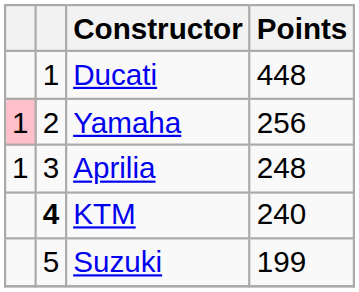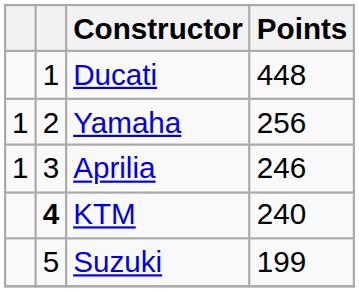(20, 122) pink background -> (20, 122) no background
(282, 168) 248 -> (282, 168) 246
